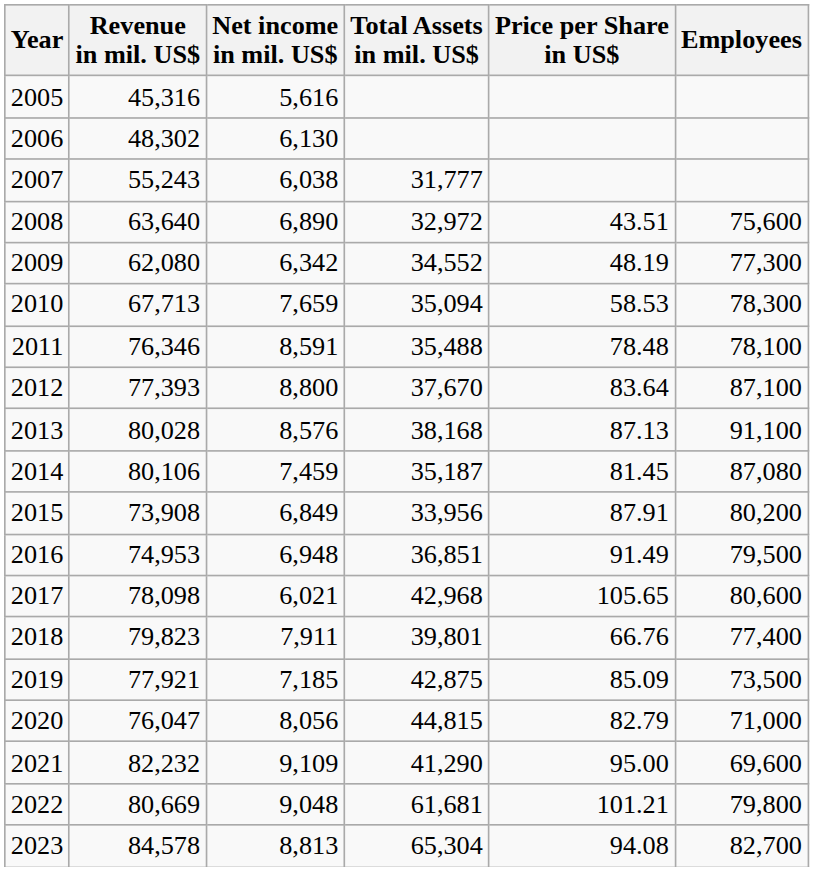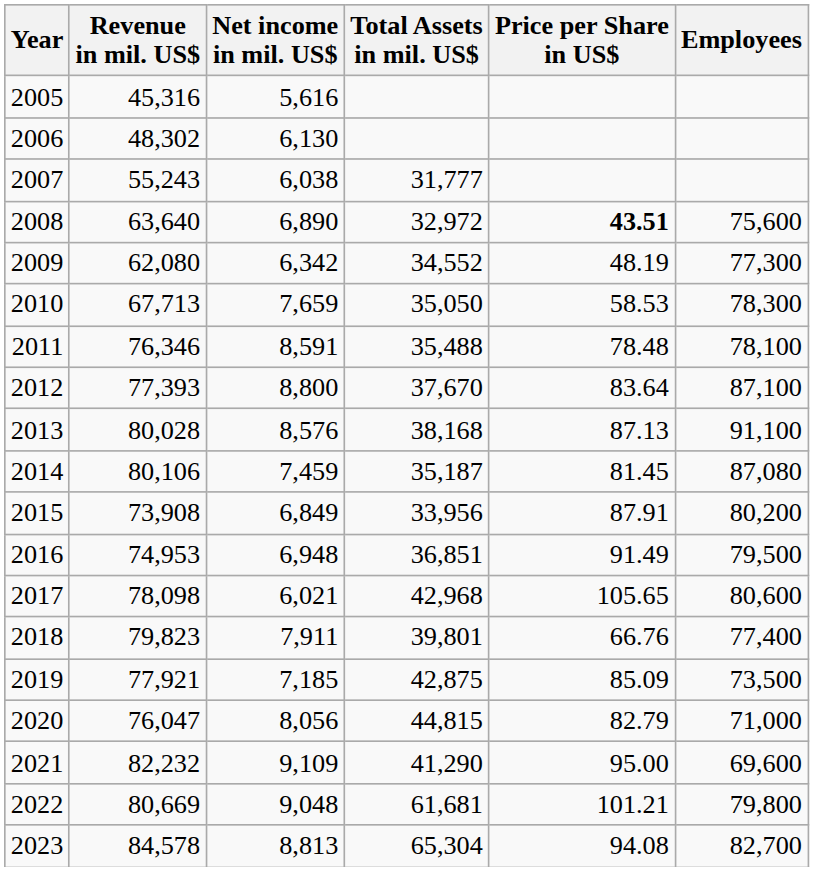(639, 221) normal -> (639, 221) bold
(447, 304) 35,094 -> (447, 304) 35,050
